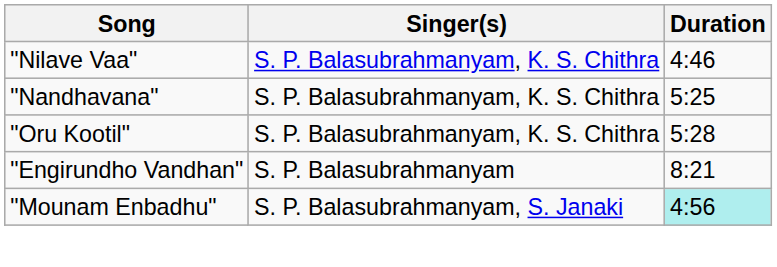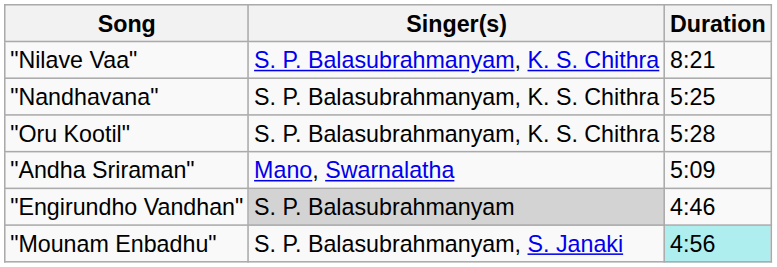(693, 60) 4:46 -> (693, 60) 8:21
+ row: (102, 171)
(384, 171) no background -> (384, 207) lightgrey background
(693, 171) 8:21 -> (693, 207) 4:46
